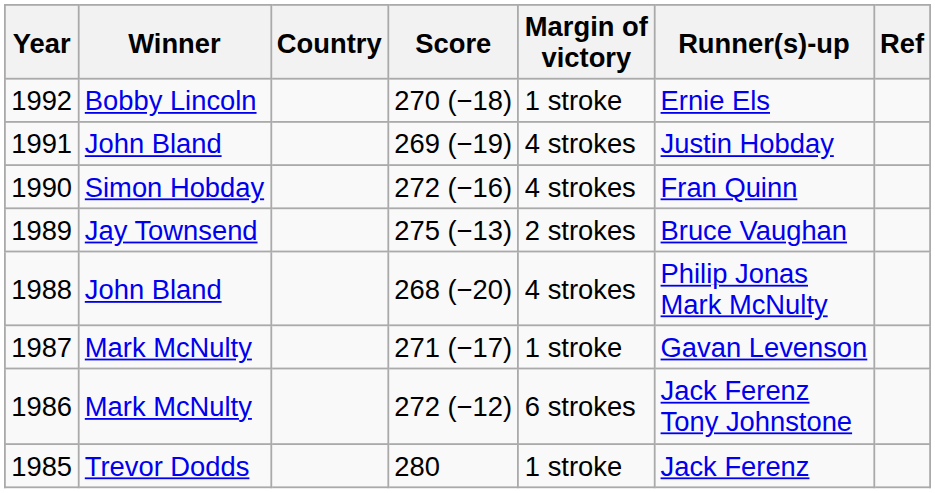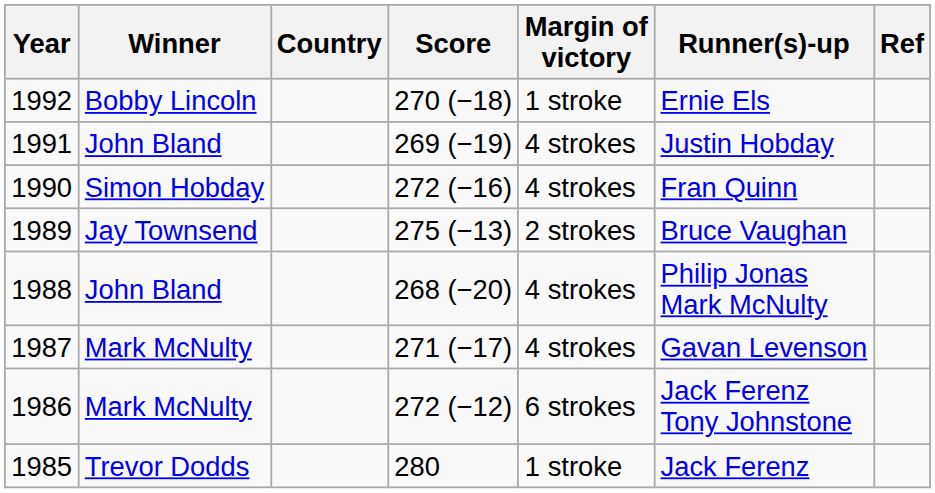(573, 348) 1 stroke -> (580, 348) 4 strokes
